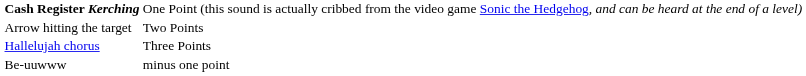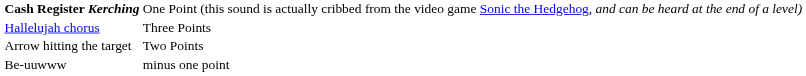rows swapped: (68, 27) <-> (52, 46)
